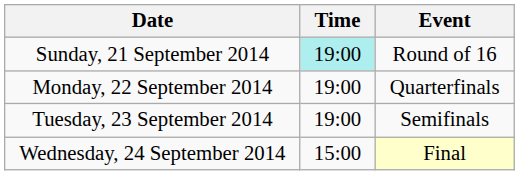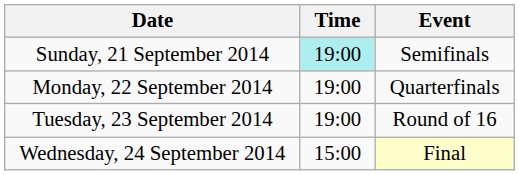(445, 53) Round of 16 -> (445, 53) Semifinals
(445, 119) Semifinals -> (445, 119) Round of 16
